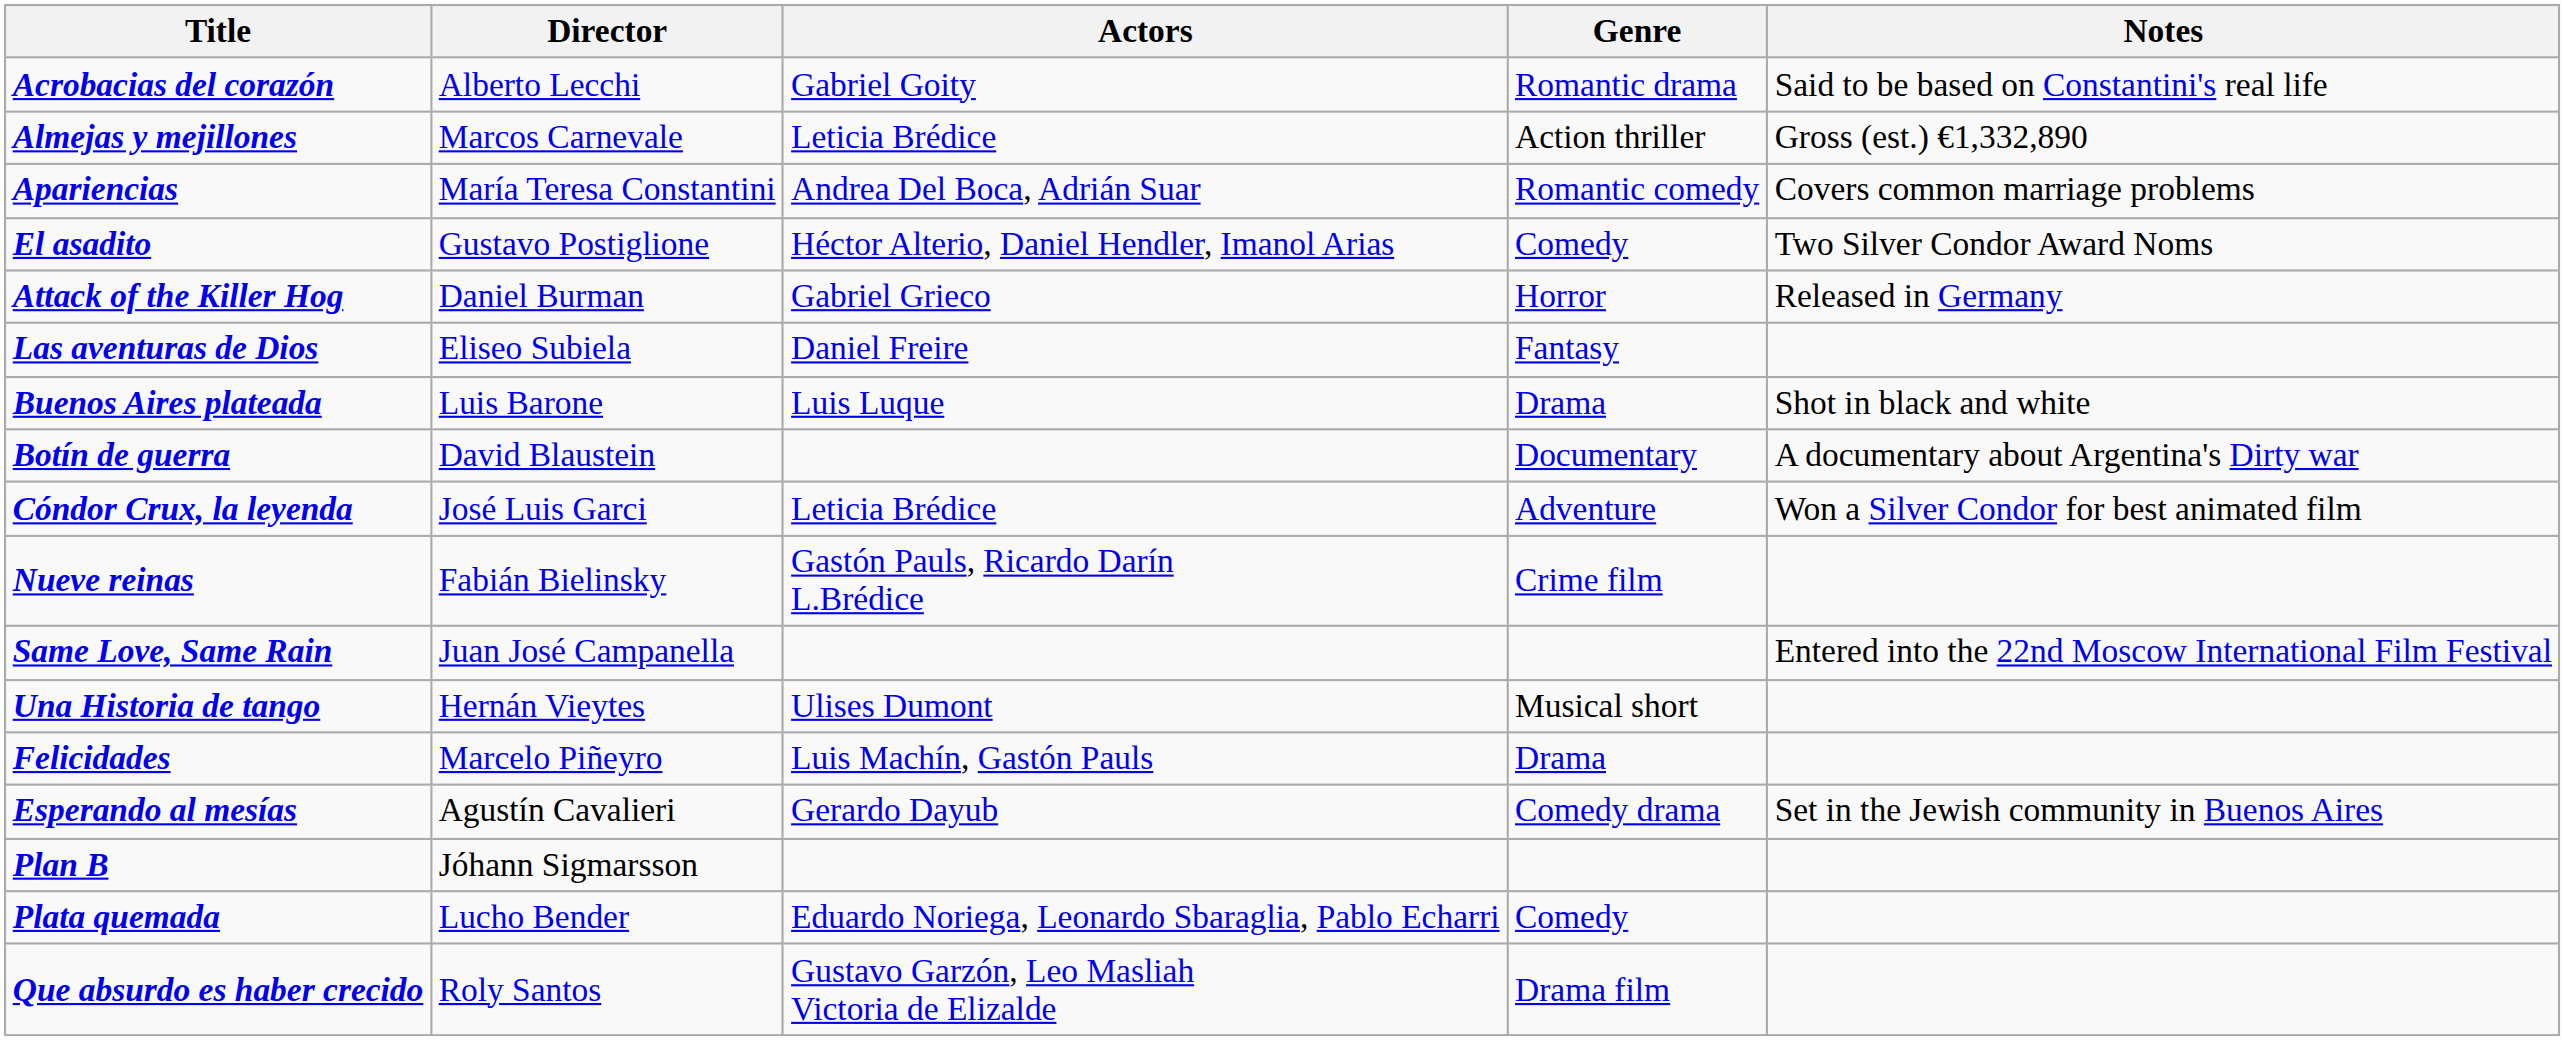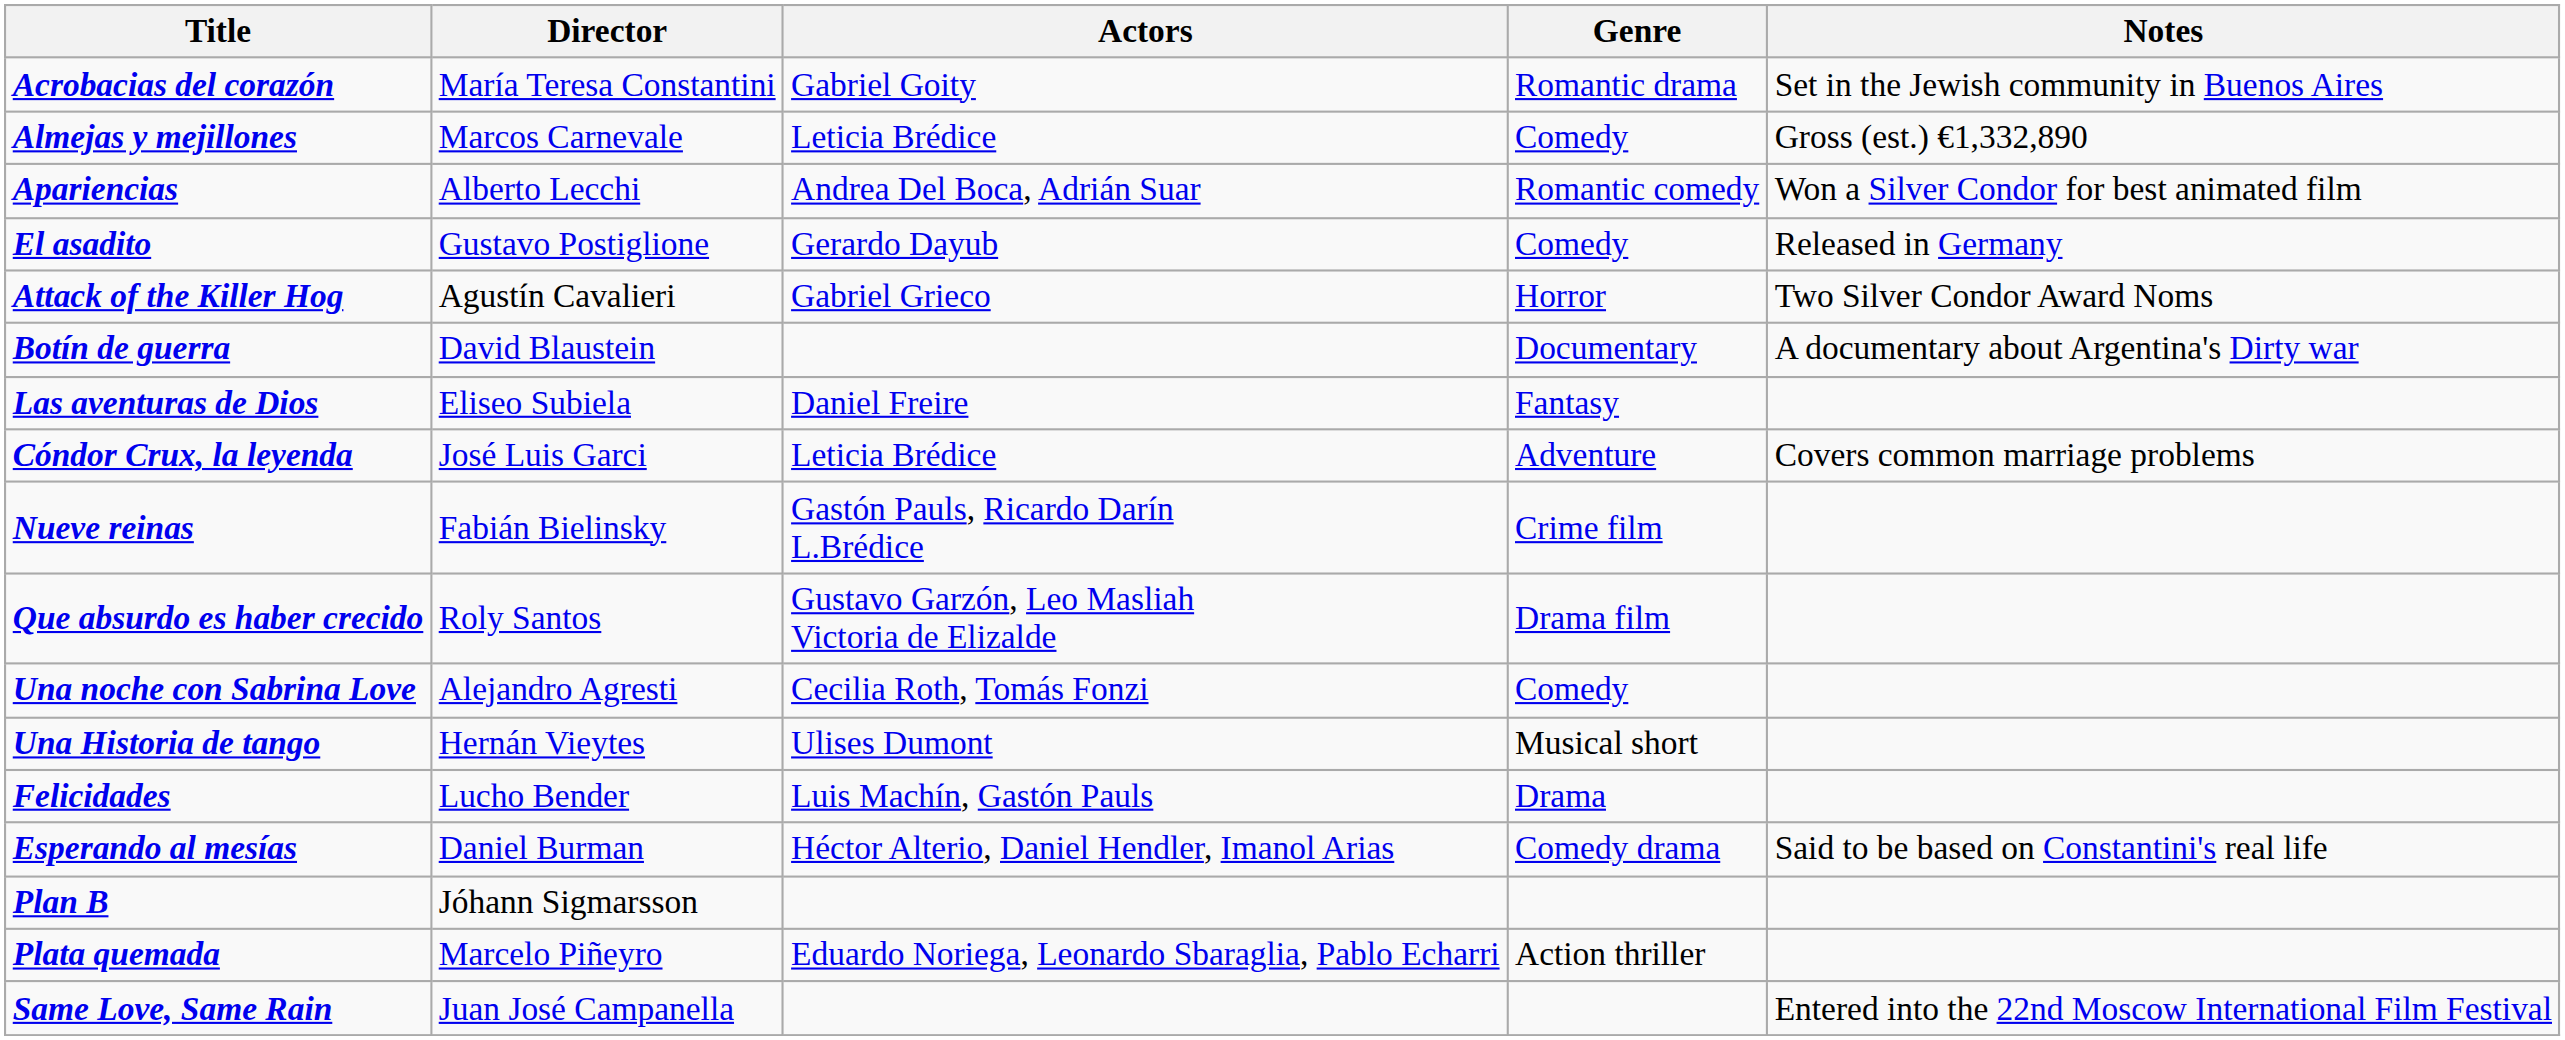(539, 84) Alberto Lecchi -> (607, 84) María Teresa Constantini
(2051, 84) Said to be based on Constantini's real life -> (2079, 84) Set in the Jewish community in Buenos Aires
(1610, 137) Action thriller -> (1572, 137) Comedy
(607, 190) María Teresa Constantini -> (539, 190) Alberto Lecchi
(2015, 190) Covers common marriage problems -> (2068, 190) Won a Silver Condor for best animated film
(1093, 243) Héctor Alterio, Daniel Hendler, Imanol Arias -> (895, 243) Gerardo Dayub
(1994, 243) Two Silver Condor Award Noms -> (1919, 243) Released in Germany
(541, 296) Daniel Burman -> (557, 296) Agustín Cavalieri
(1919, 296) Released in Germany -> (1994, 296) Two Silver Condor Award Noms
rows swapped: (166, 349) <-> (121, 455)
- row: (167, 402)
(2068, 508) Won a Silver Condor for best animated film -> (2015, 455) Covers common marriage problems
rows swapped: (218, 989) <-> (173, 652)
+ row: (214, 689)
(551, 758) Marcelo Piñeyro -> (534, 795) Lucho Bender
(557, 811) Agustín Cavalieri -> (541, 848) Daniel Burman
(895, 811) Gerardo Dayub -> (1093, 848) Héctor Alterio, Daniel Hendler, Imanol Arias
(2079, 811) Set in the Jewish community in Buenos Aires -> (2051, 848) Said to be based on Constantini's real life
(534, 917) Lucho Bender -> (551, 954) Marcelo Piñeyro
(1572, 917) Comedy -> (1610, 954) Action thriller
